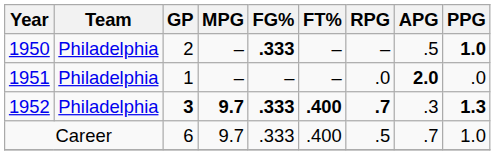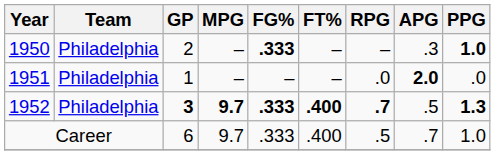(431, 48) .5 -> (431, 48) .3
(431, 107) .3 -> (431, 107) .5
